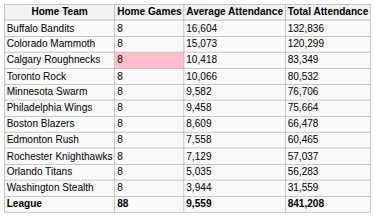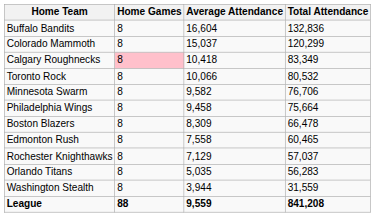(202, 44) 15,073 -> (202, 44) 15,037
(199, 124) 8,609 -> (199, 124) 8,309
